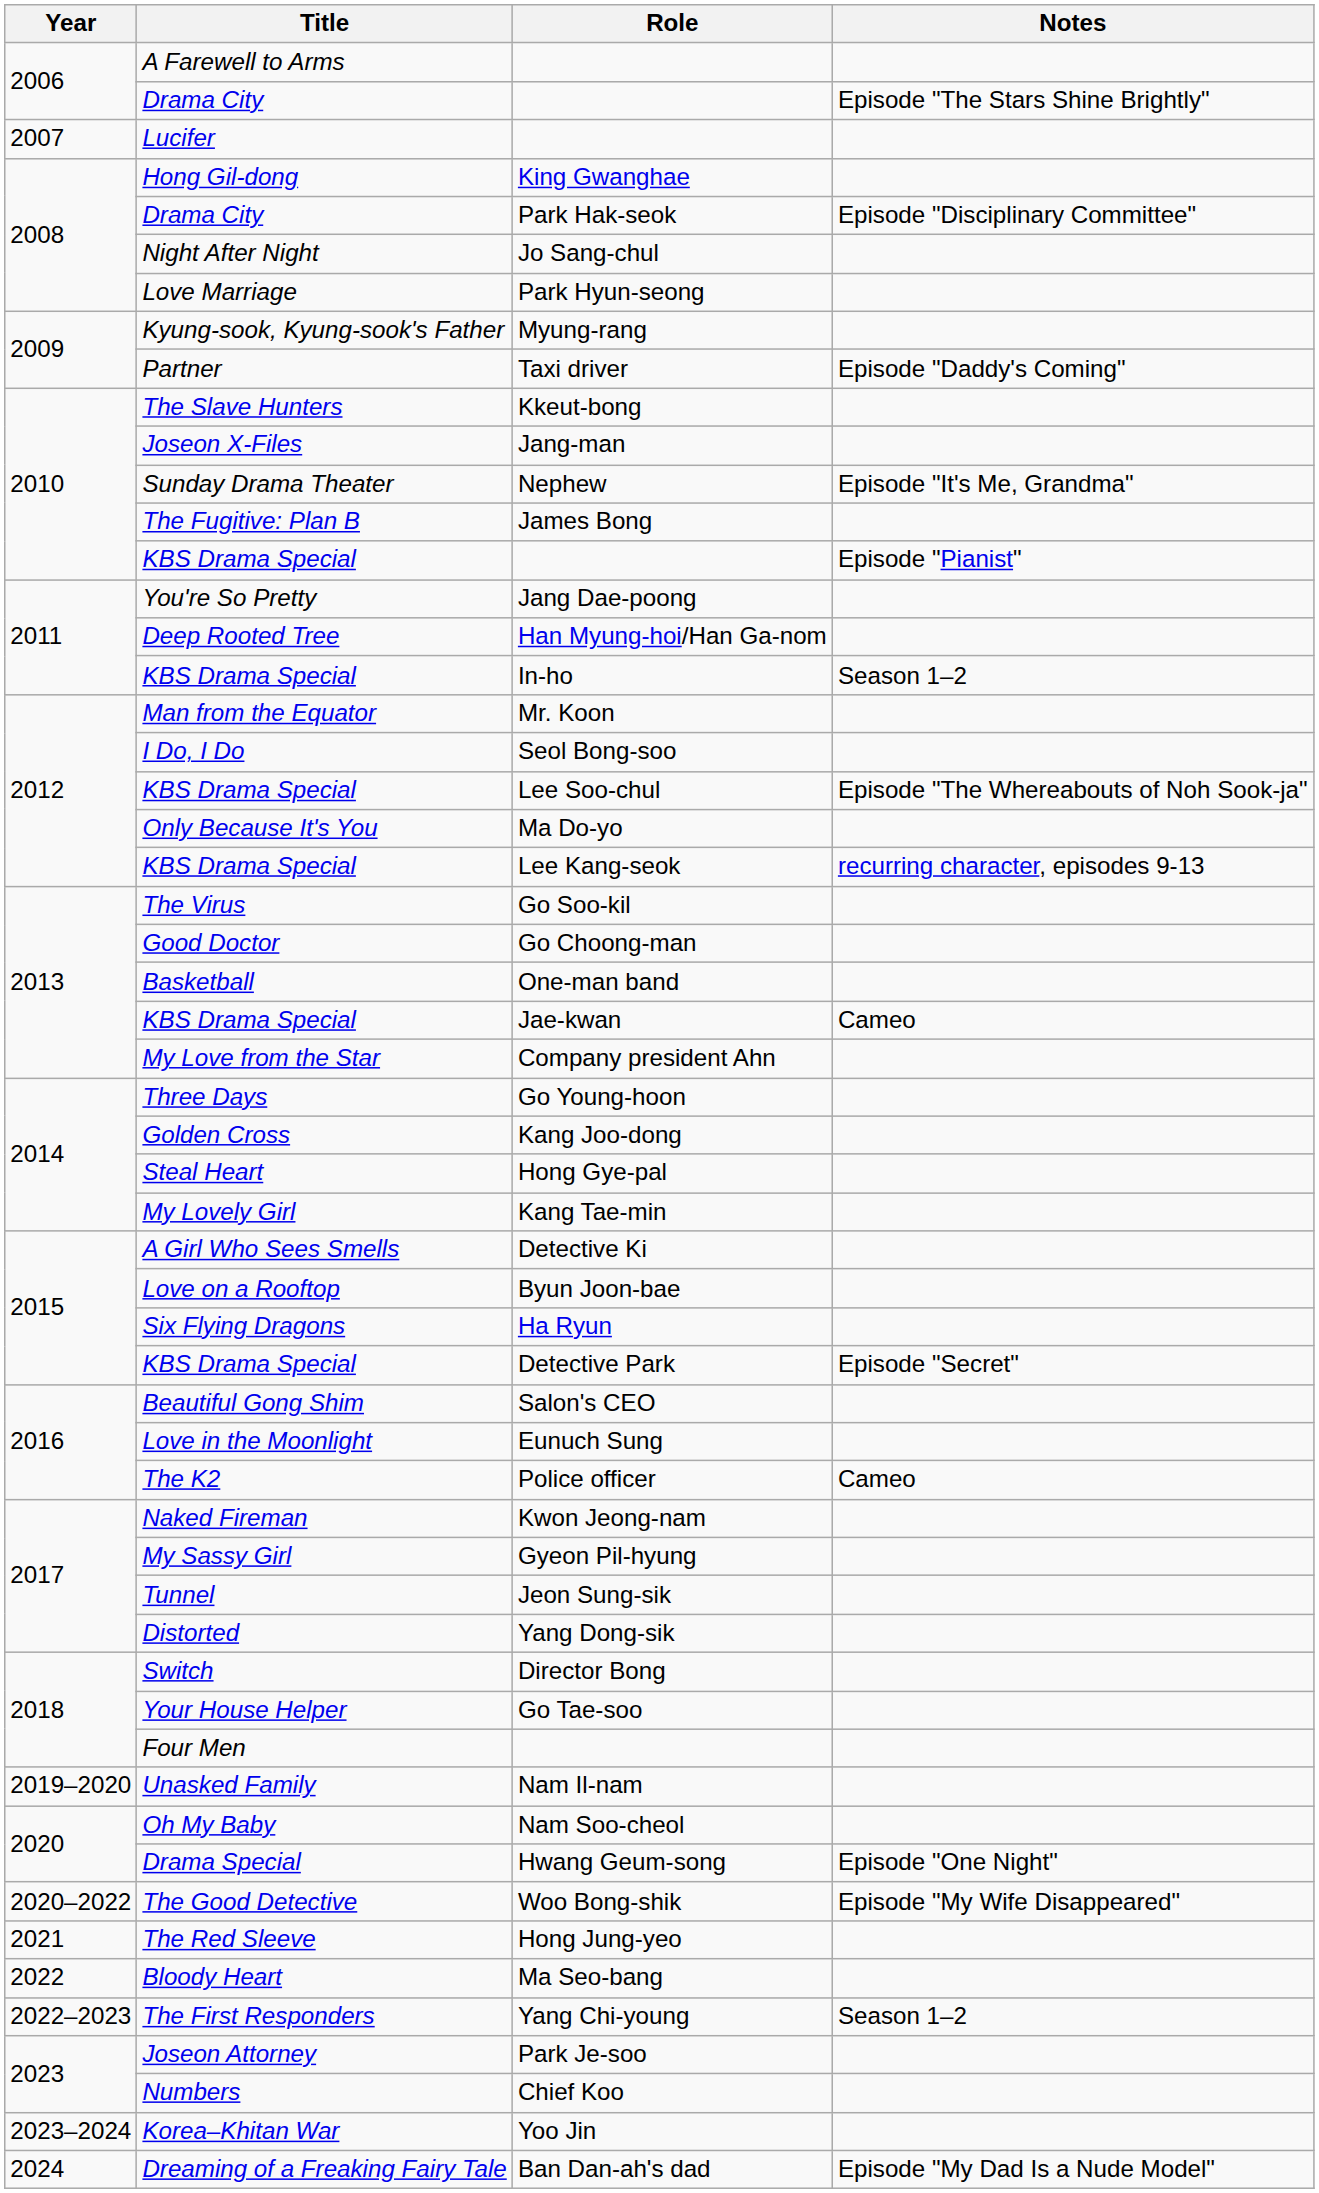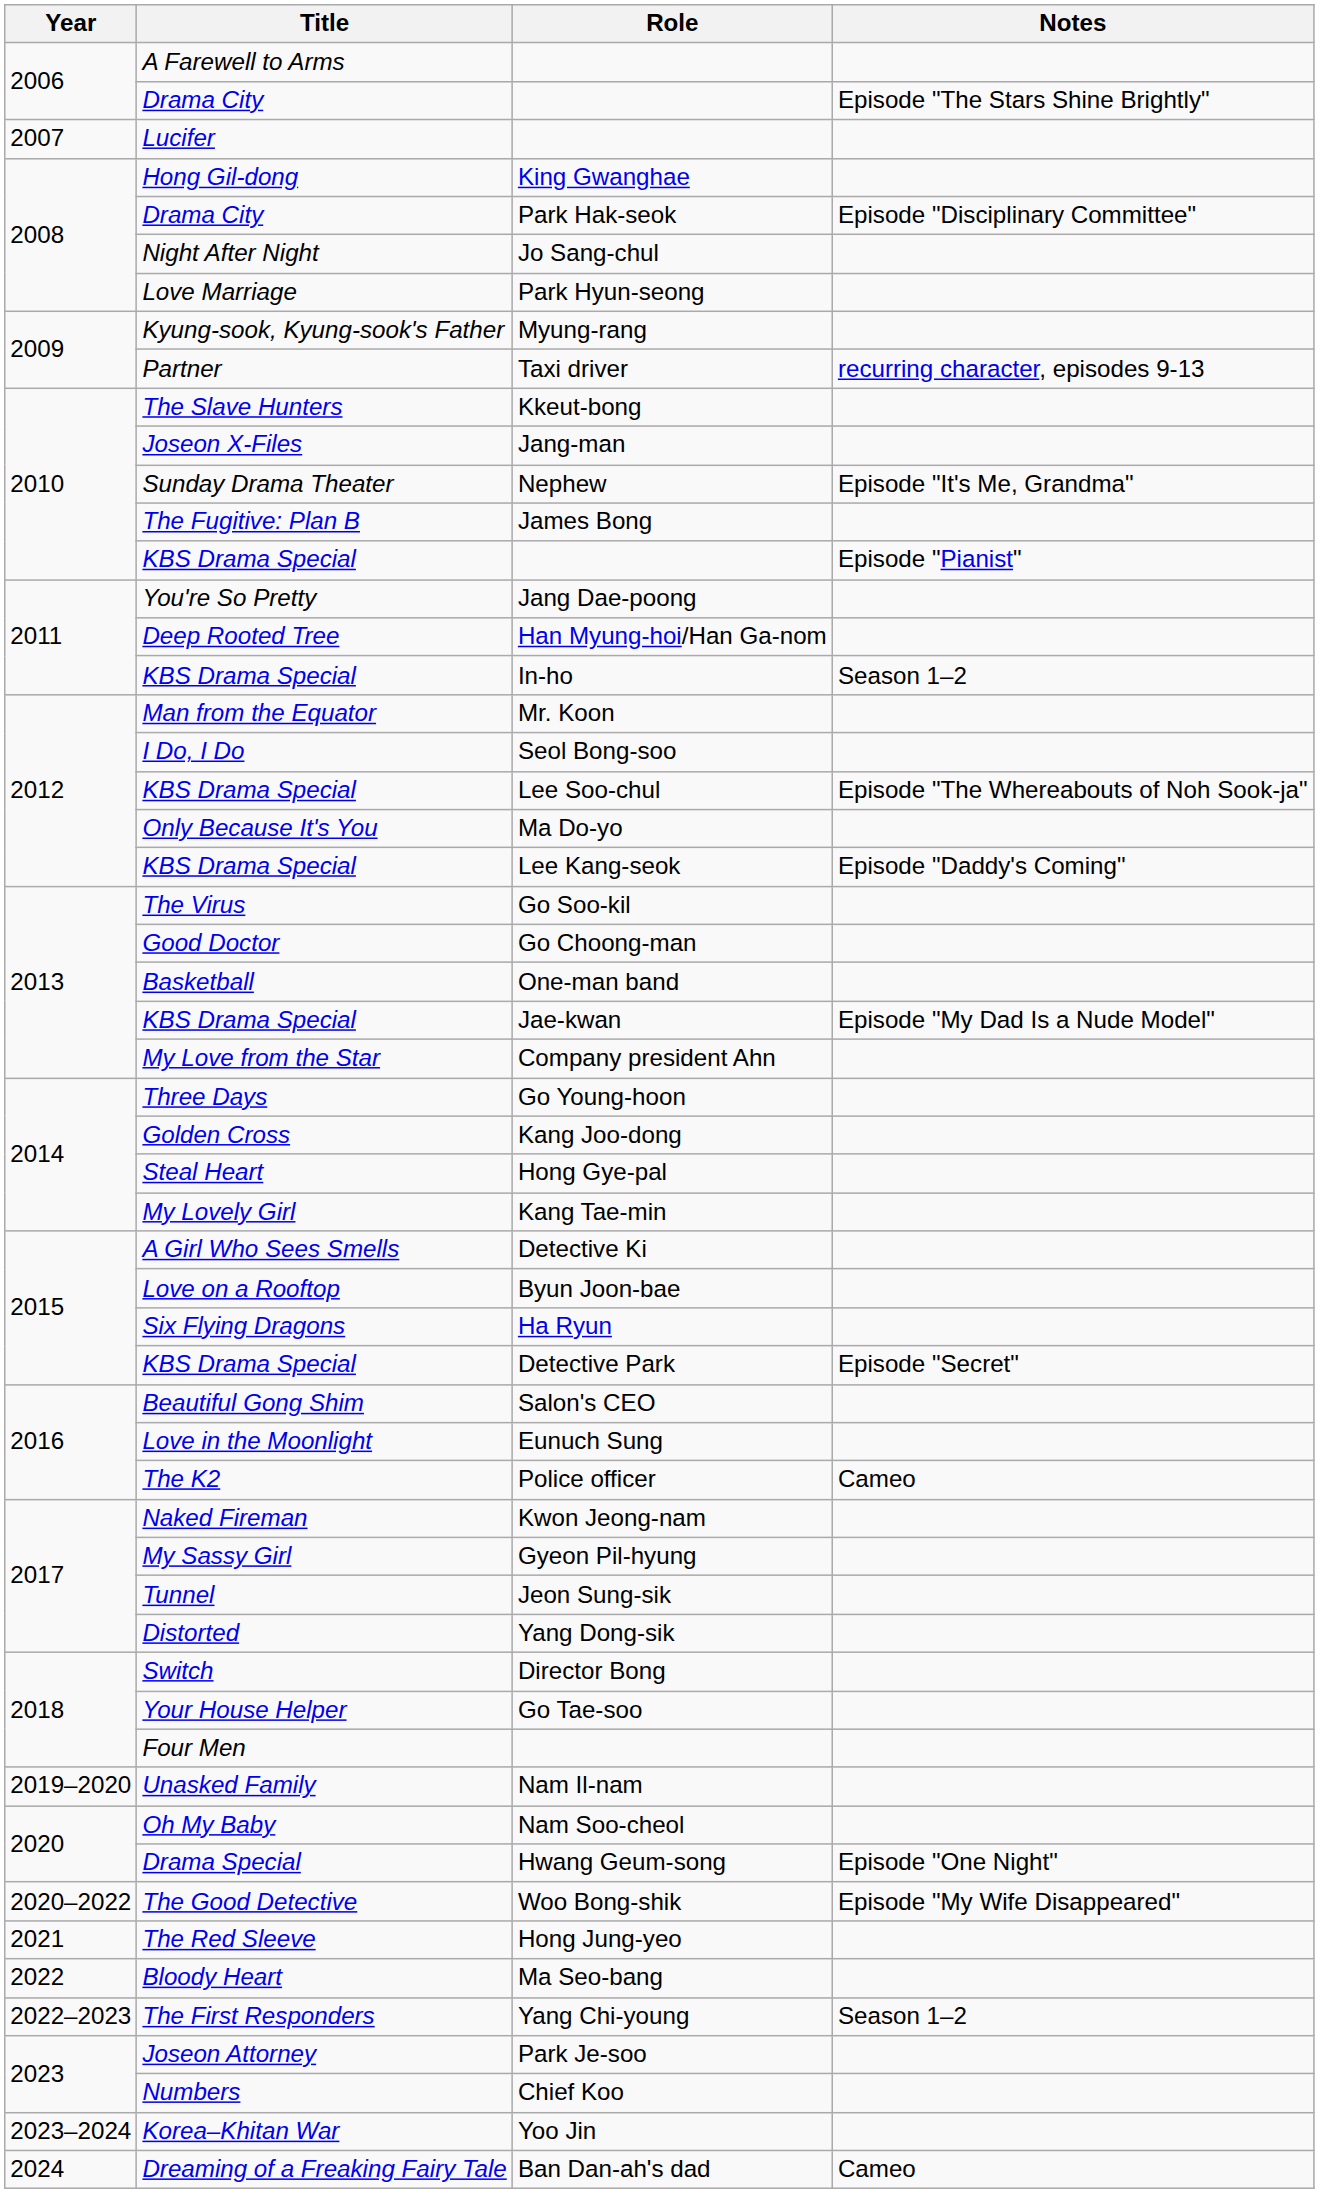(982, 368) Episode "Daddy's Coming" -> (1021, 368) recurring character, episodes 9-13
(1021, 866) recurring character, episodes 9-13 -> (982, 866) Episode "Daddy's Coming"
(877, 1019) Cameo -> (1026, 1019) Episode "My Dad Is a Nude Model"
(1026, 2169) Episode "My Dad Is a Nude Model" -> (877, 2169) Cameo
